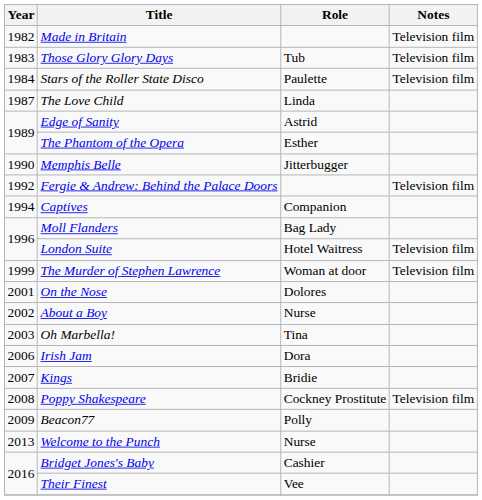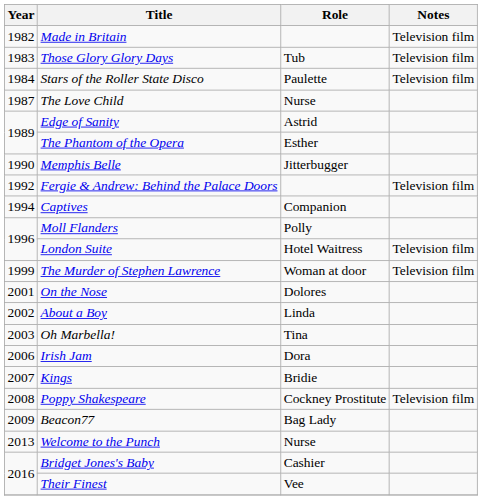(299, 100) Linda -> (300, 100) Nurse
(310, 228) Bag Lady -> (298, 228) Polly
(300, 313) Nurse -> (299, 313) Linda
(298, 420) Polly -> (310, 420) Bag Lady
